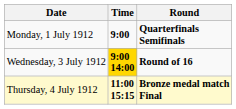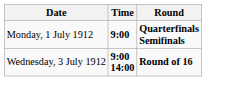(123, 62) gold background -> (123, 62) no background
- row: (52, 90)
